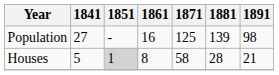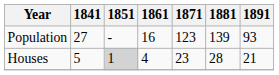(185, 37) 125 -> (185, 37) 123
(250, 37) 98 -> (250, 37) 93
(145, 59) 8 -> (145, 59) 4
(182, 59) 58 -> (182, 59) 23
